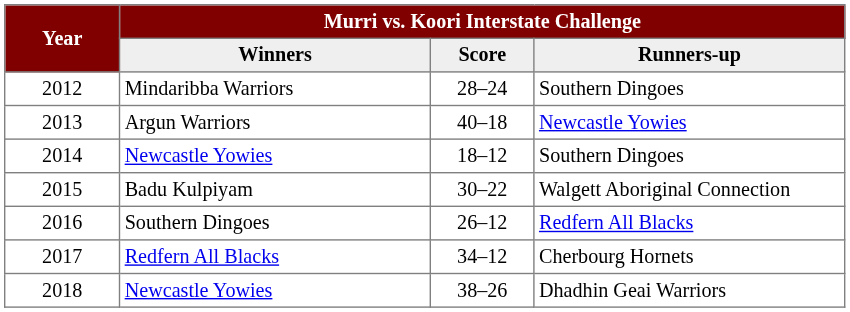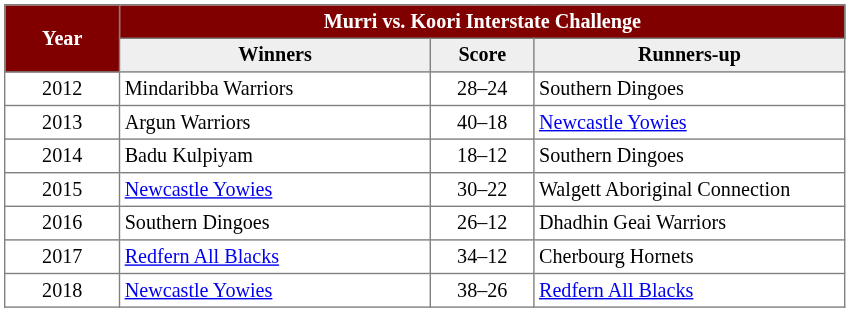(199, 155) Newcastle Yowies -> (189, 155) Badu Kulpiyam
(189, 189) Badu Kulpiyam -> (199, 189) Newcastle Yowies
(616, 222) Redfern All Blacks -> (633, 222) Dhadhin Geai Warriors
(633, 290) Dhadhin Geai Warriors -> (616, 290) Redfern All Blacks
